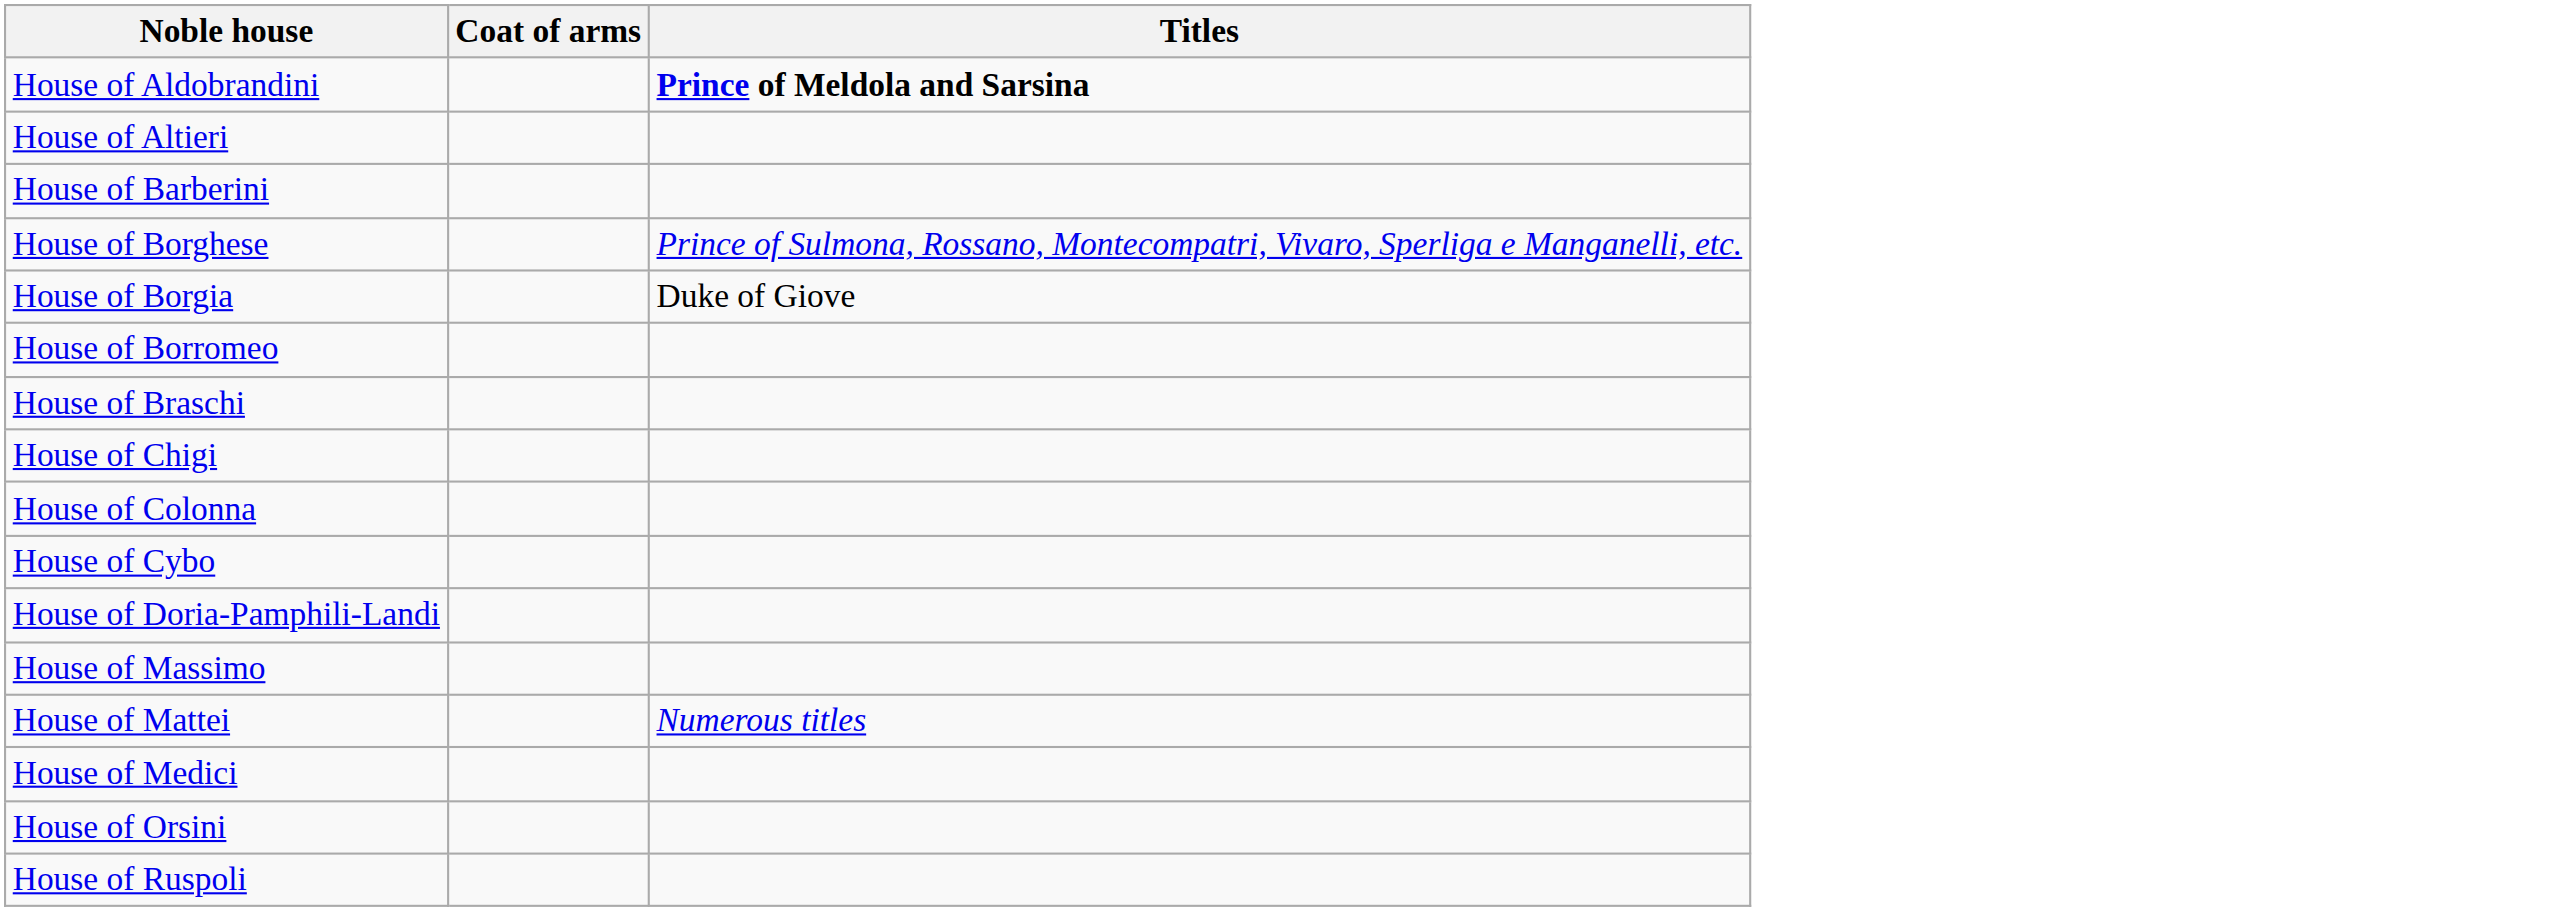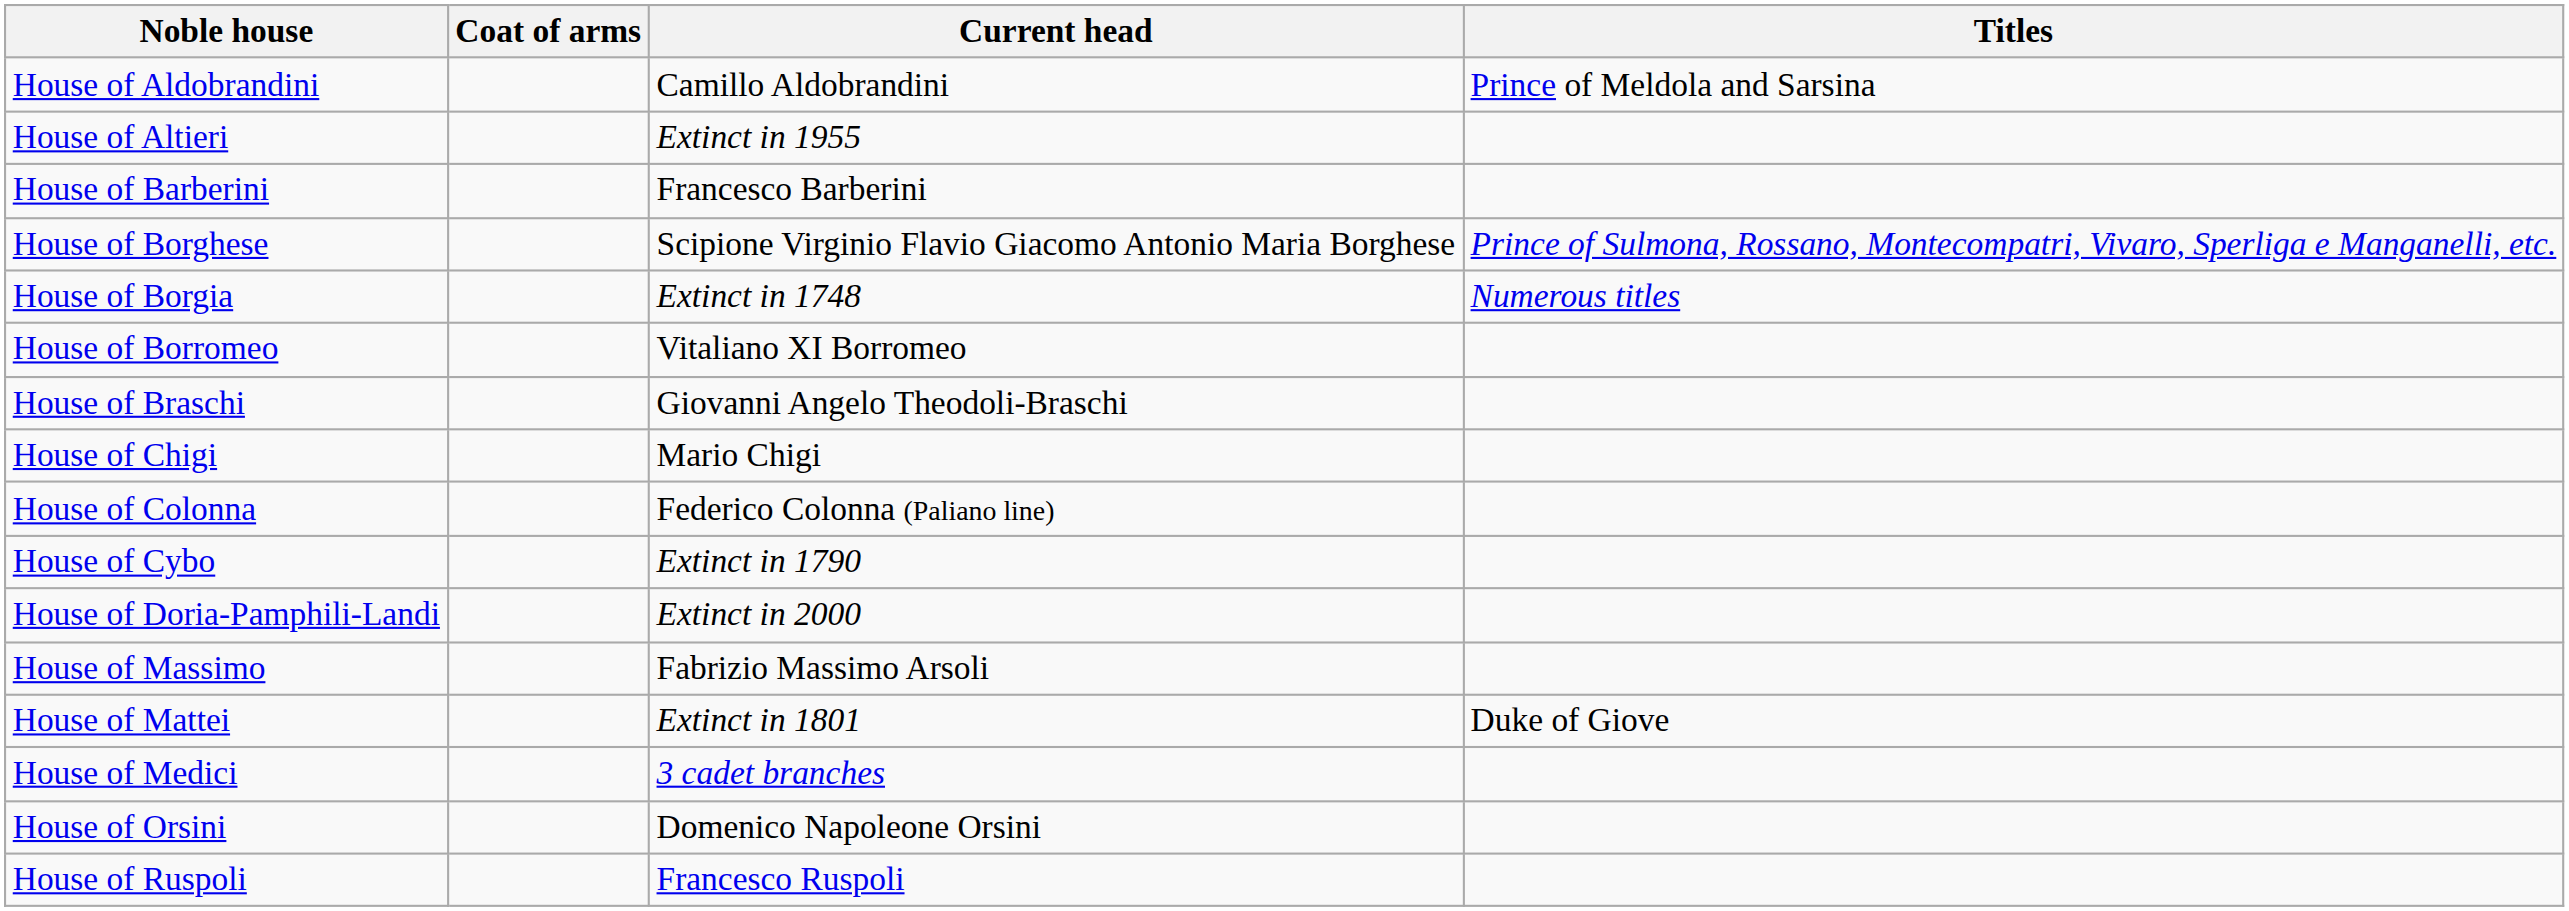+ column: (1056, 31)
(873, 84) bold -> (1673, 84) normal
(756, 296) Duke of Giove -> (1575, 296) Numerous titles
(761, 720) Numerous titles -> (1570, 720) Duke of Giove
